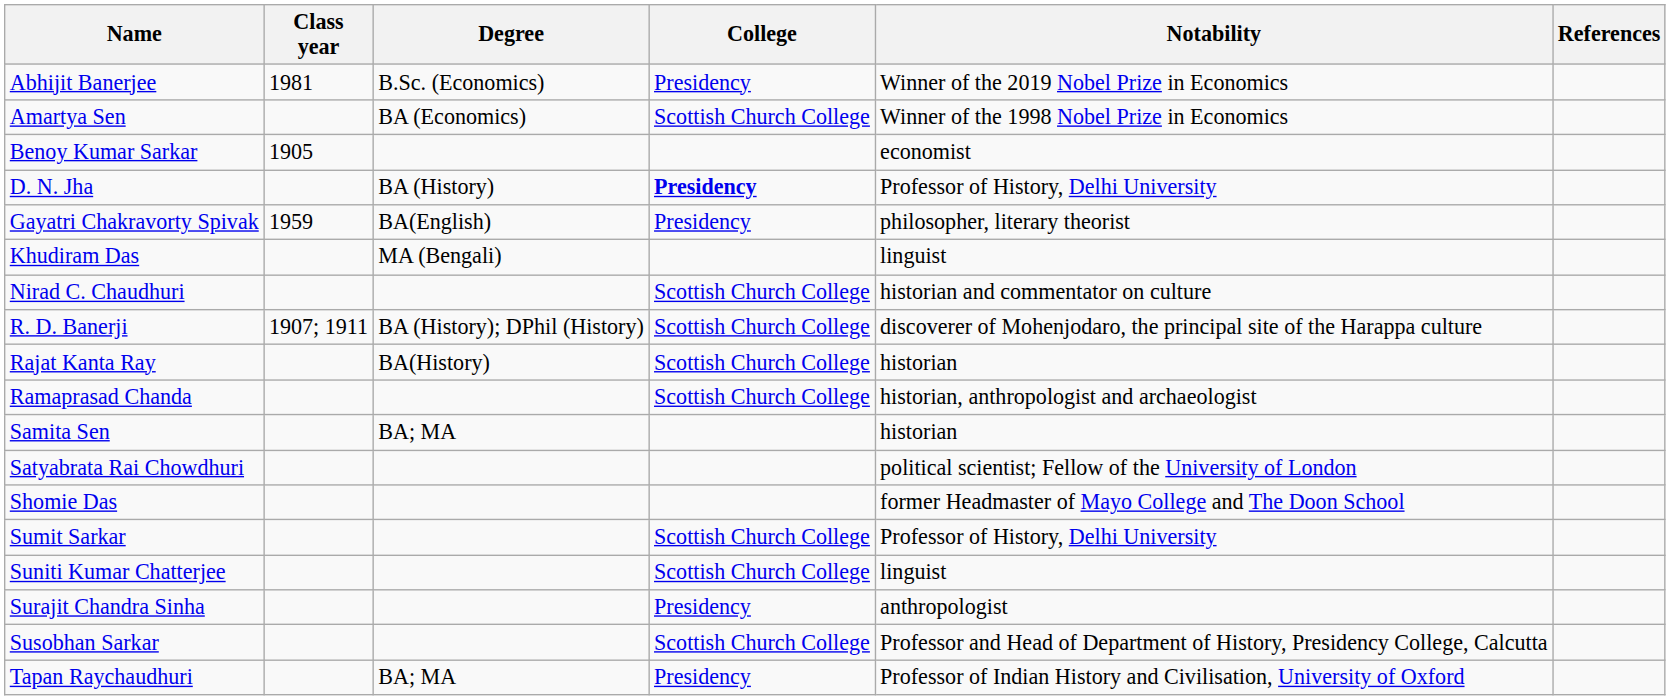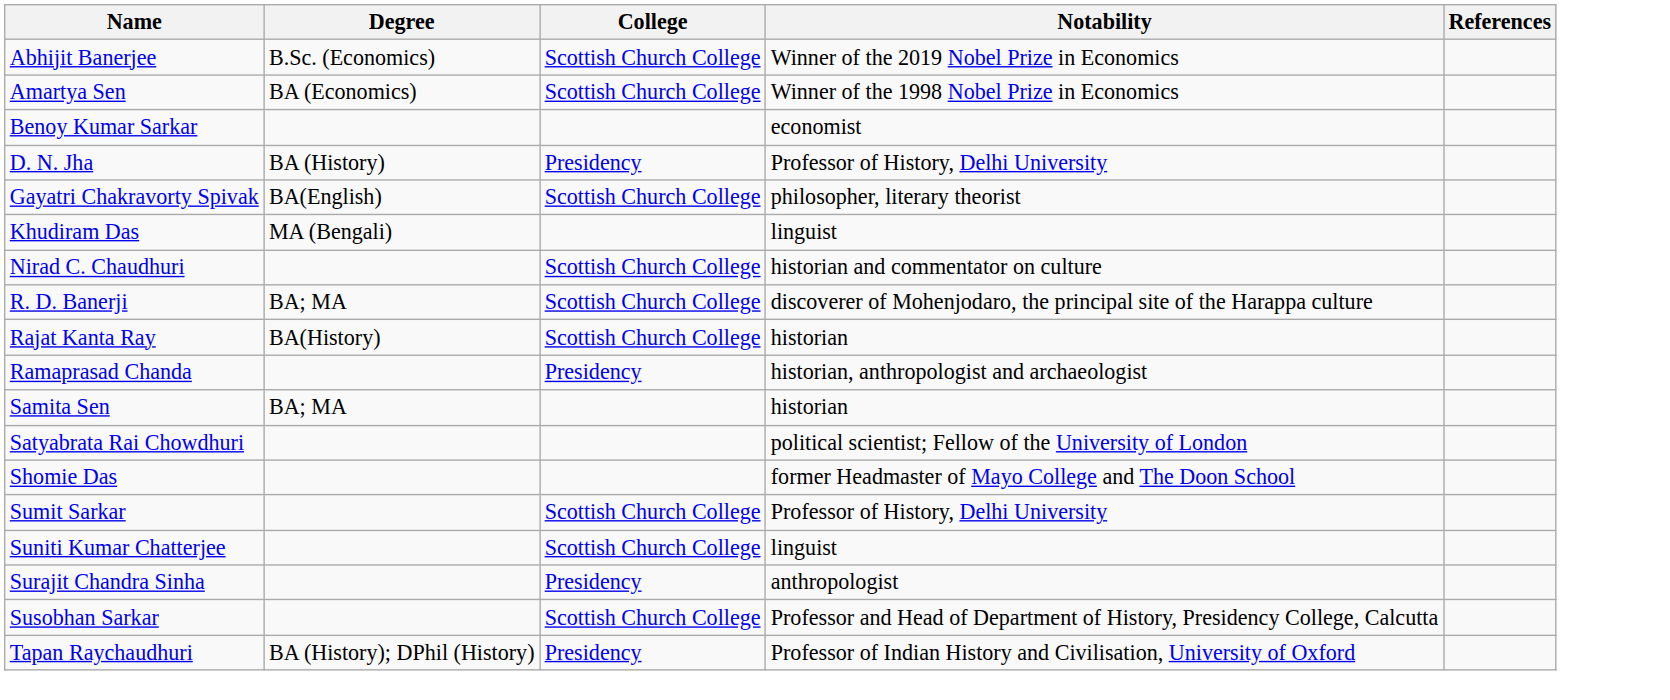- column: (318, 34)
(702, 81) Presidency -> (653, 57) Scottish Church College
(705, 186) bold -> (593, 162) normal
(702, 221) Presidency -> (653, 197) Scottish Church College
(511, 326) BA (History); DPhil (History) -> (308, 302) BA; MA
(762, 397) Scottish Church College -> (593, 372) Presidency
(417, 677) BA; MA -> (402, 652) BA (History); DPhil (History)
